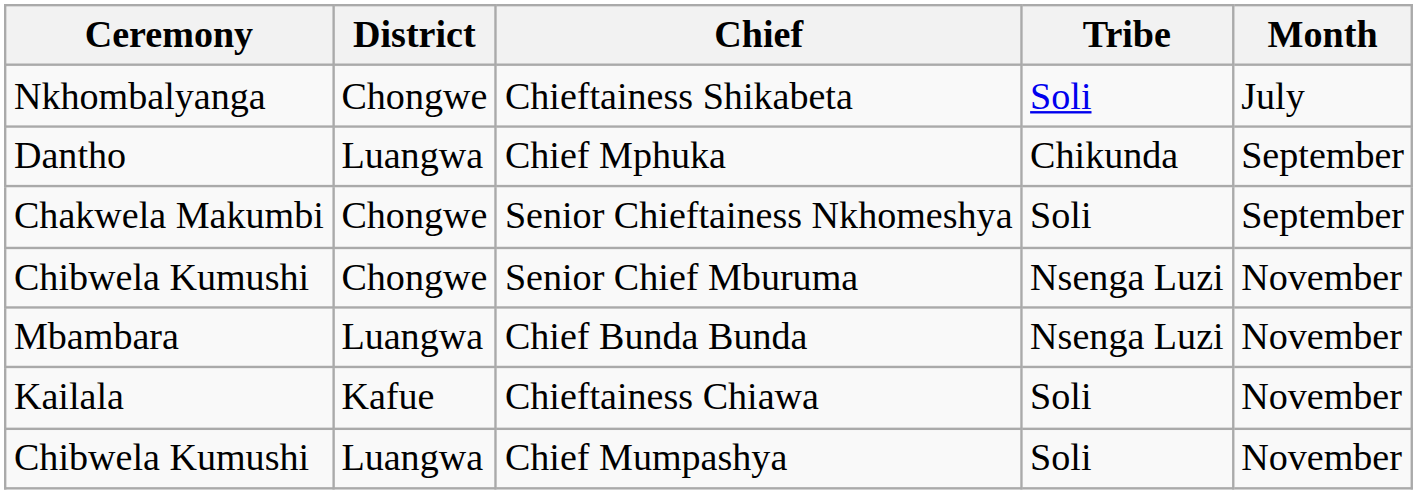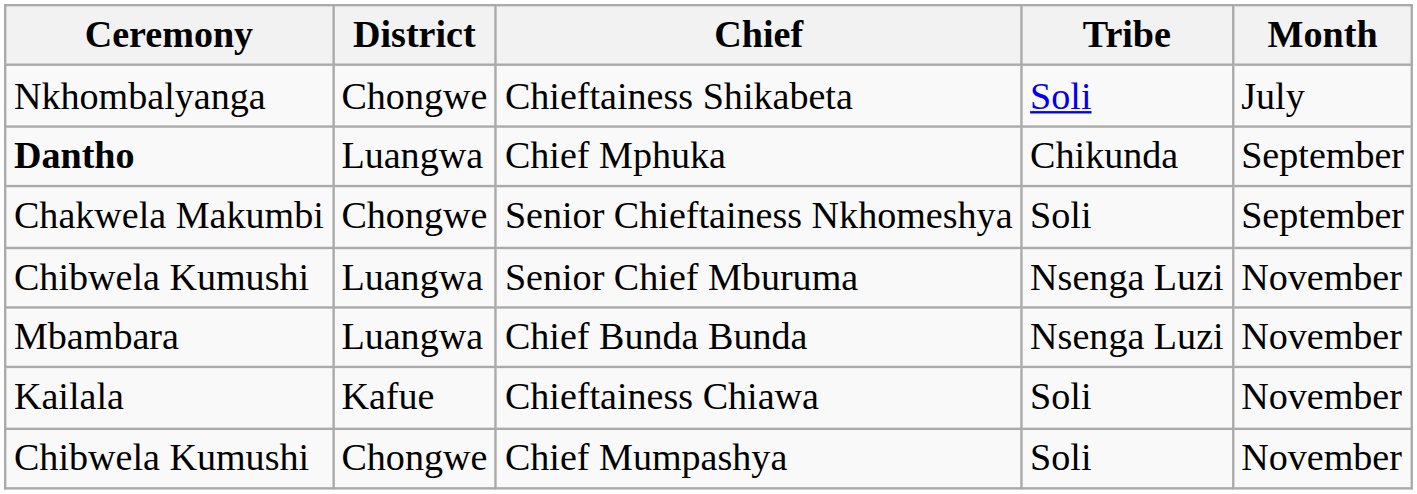(70, 155) normal -> (74, 155) bold
(414, 276) Chongwe -> (412, 276) Luangwa
(412, 457) Luangwa -> (414, 457) Chongwe
